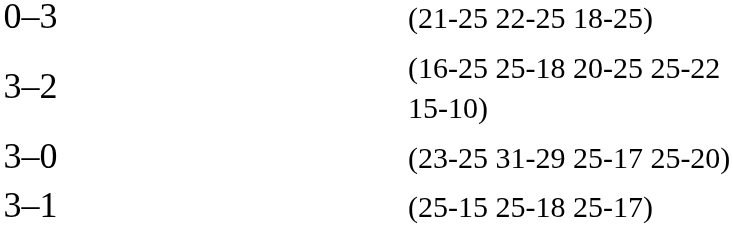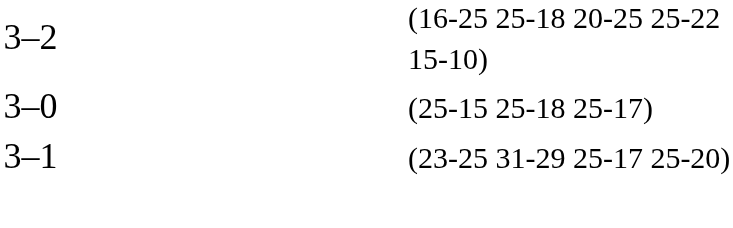- row: (31, 16)
(569, 158) (23-25 31-29 25-17 25-20) -> (530, 108) (25-15 25-18 25-17)
(530, 207) (25-15 25-18 25-17) -> (569, 158) (23-25 31-29 25-17 25-20)
